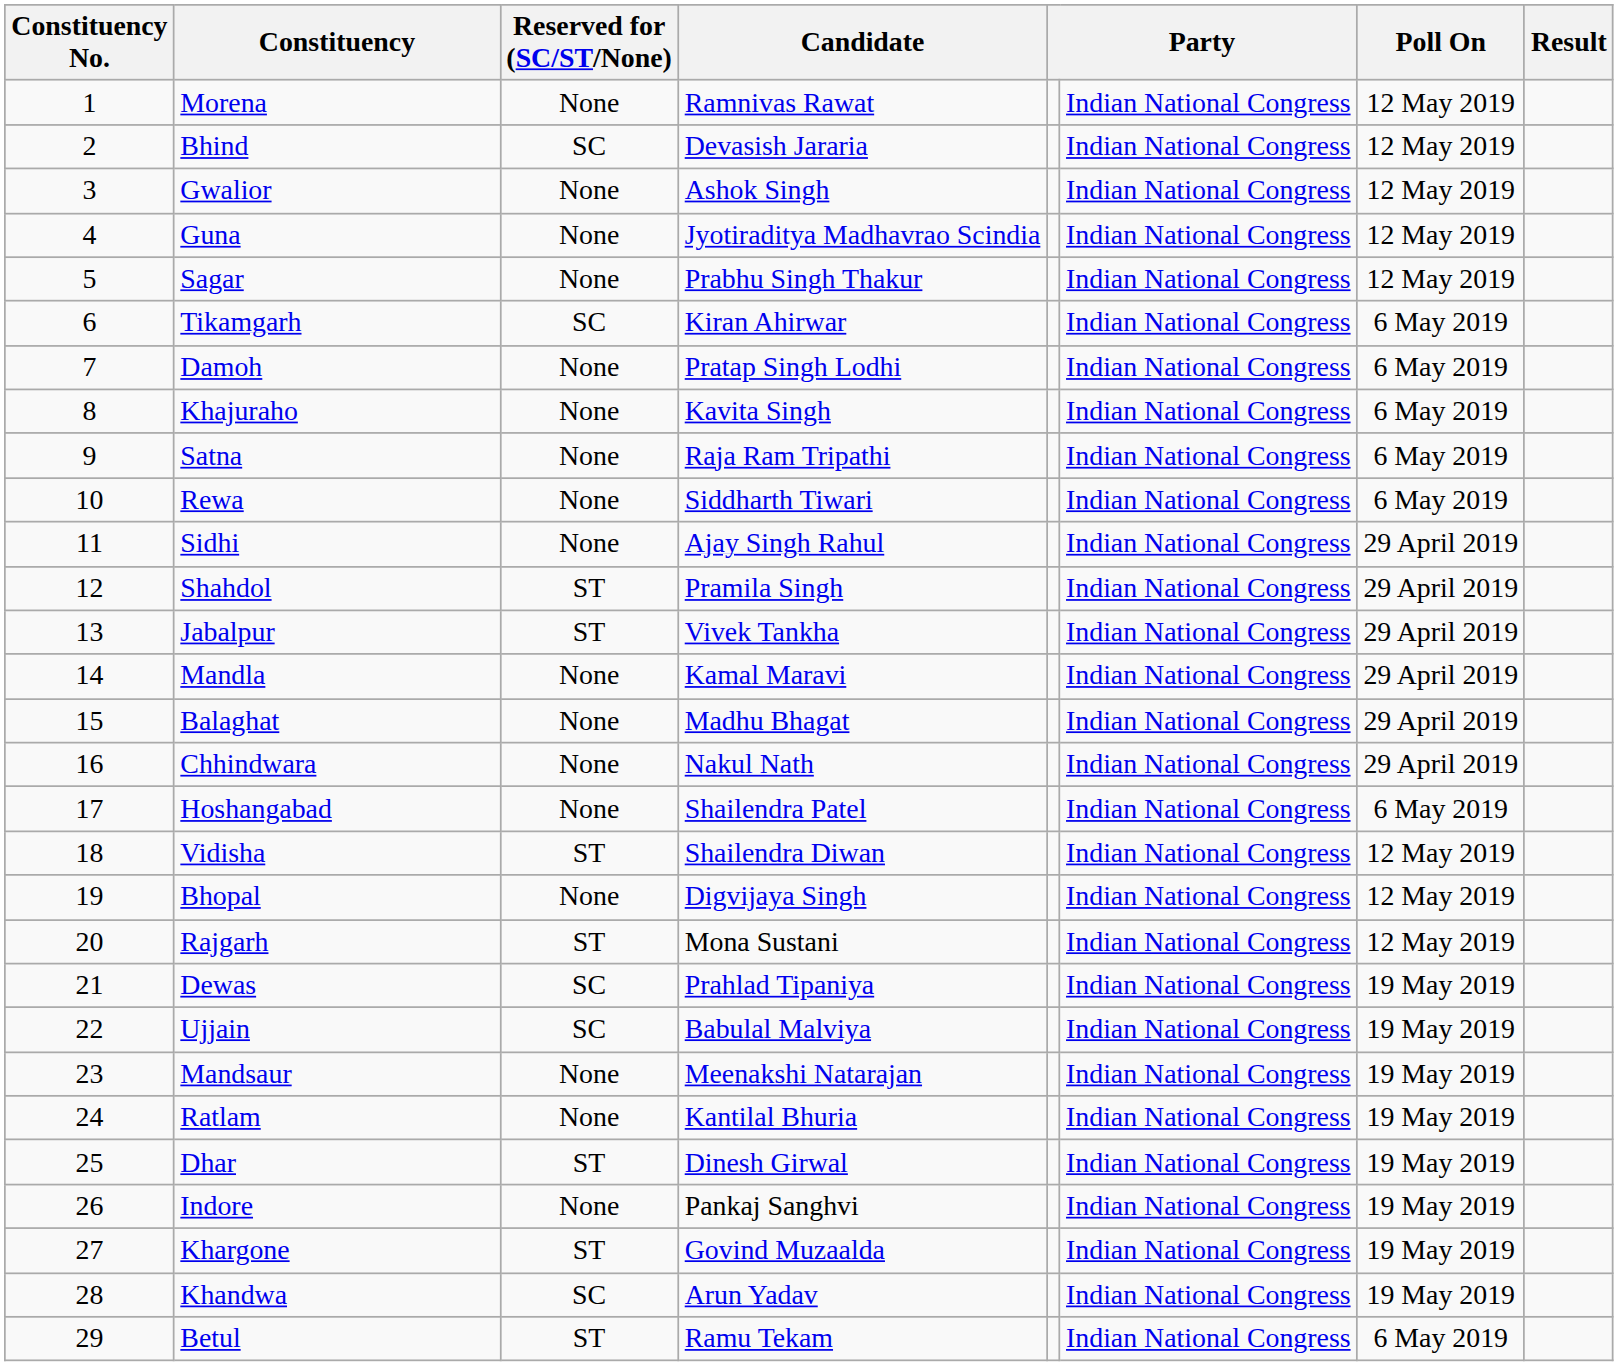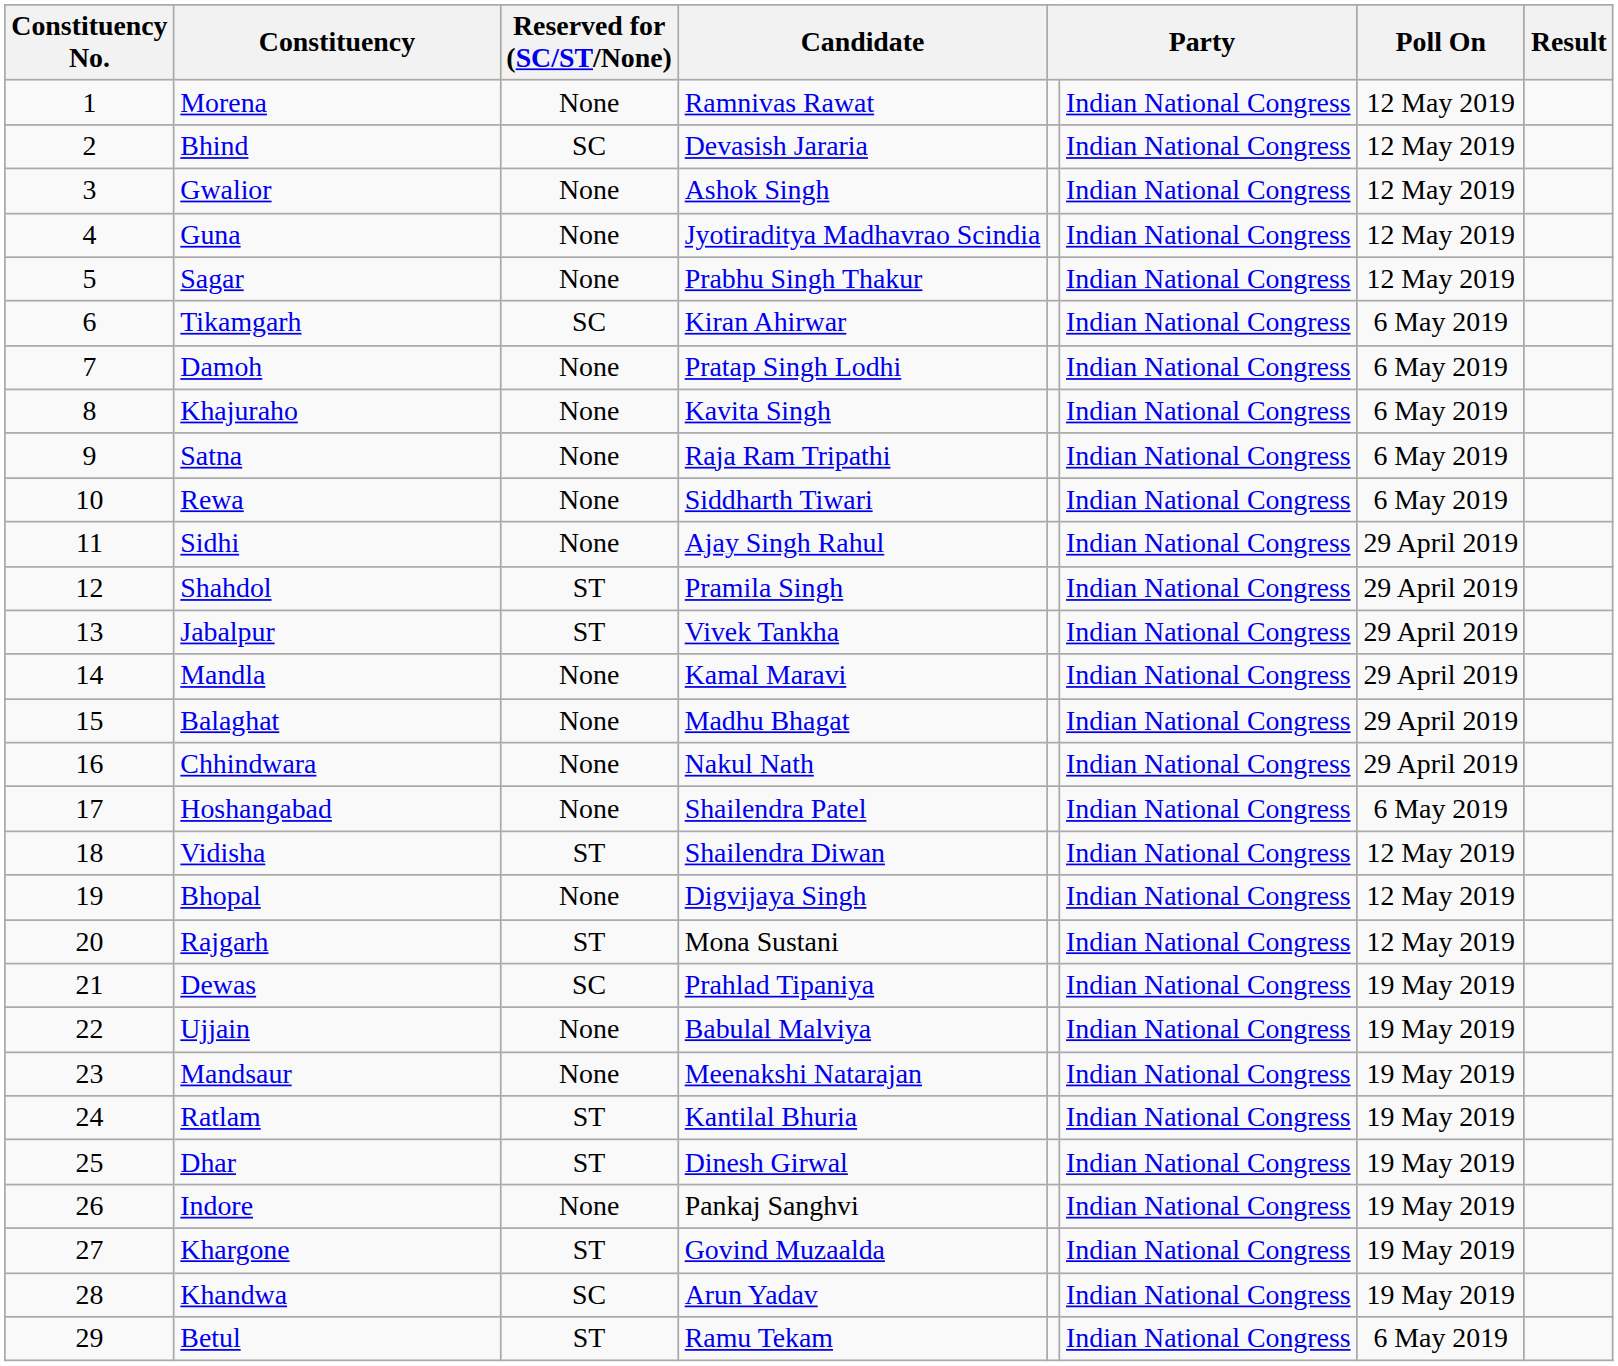(589, 1029) SC -> (589, 1029) None
(589, 1117) None -> (589, 1117) ST
